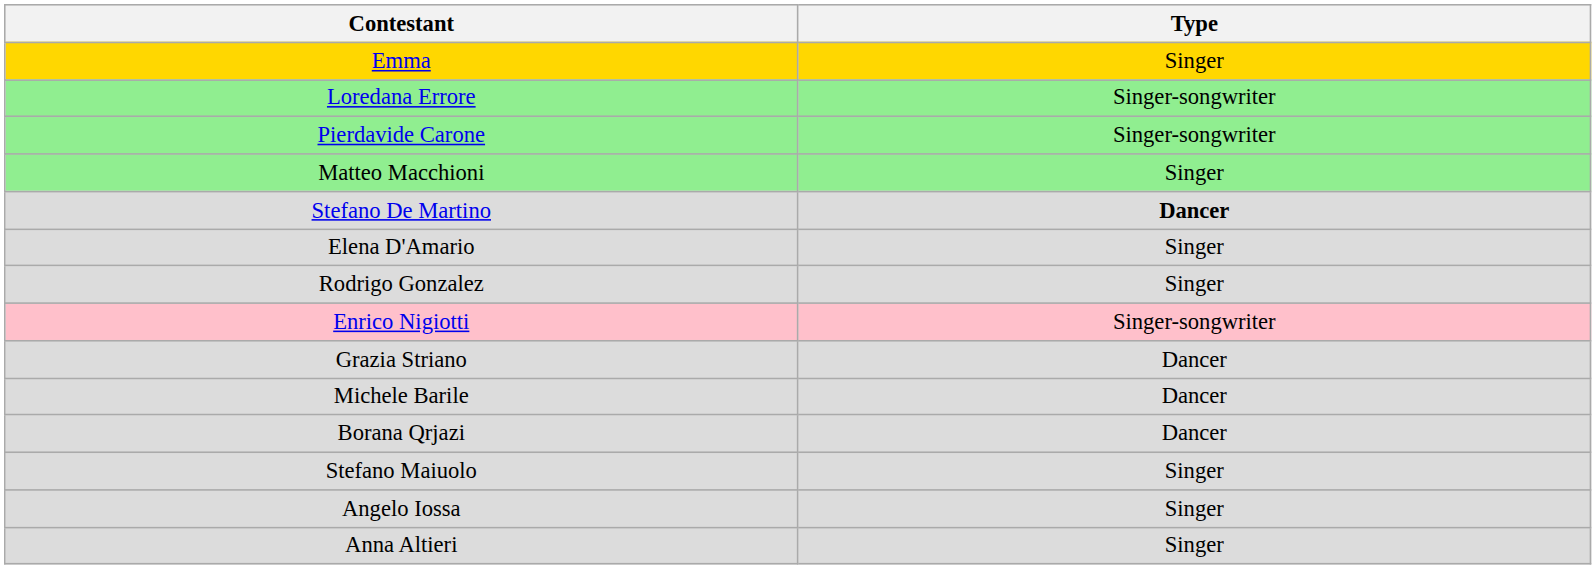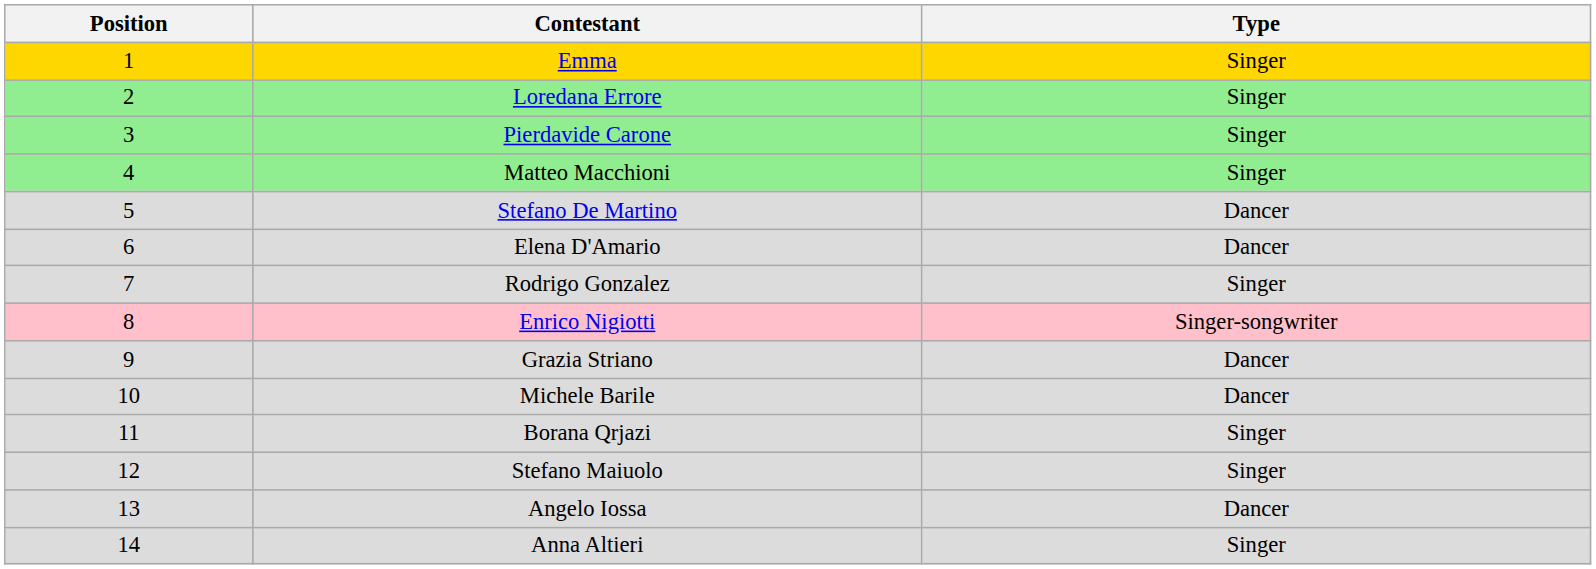+ column: (129, 23)
(1194, 98) Singer-songwriter -> (1256, 98) Singer
(1194, 135) Singer-songwriter -> (1256, 135) Singer
(1194, 209) bold -> (1256, 209) normal
(1194, 247) Singer -> (1256, 247) Dancer
(1194, 433) Dancer -> (1256, 433) Singer
(1194, 508) Singer -> (1256, 508) Dancer
